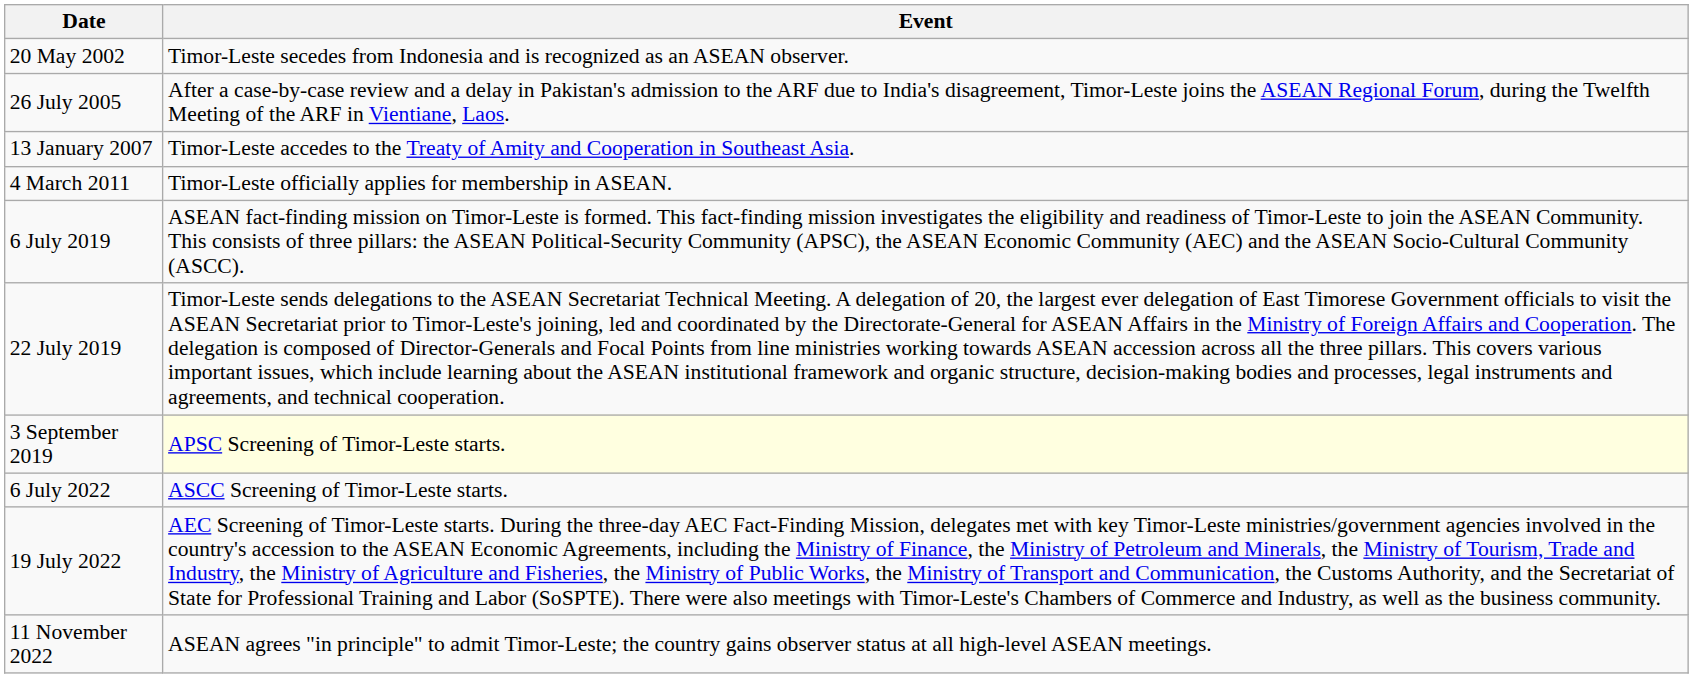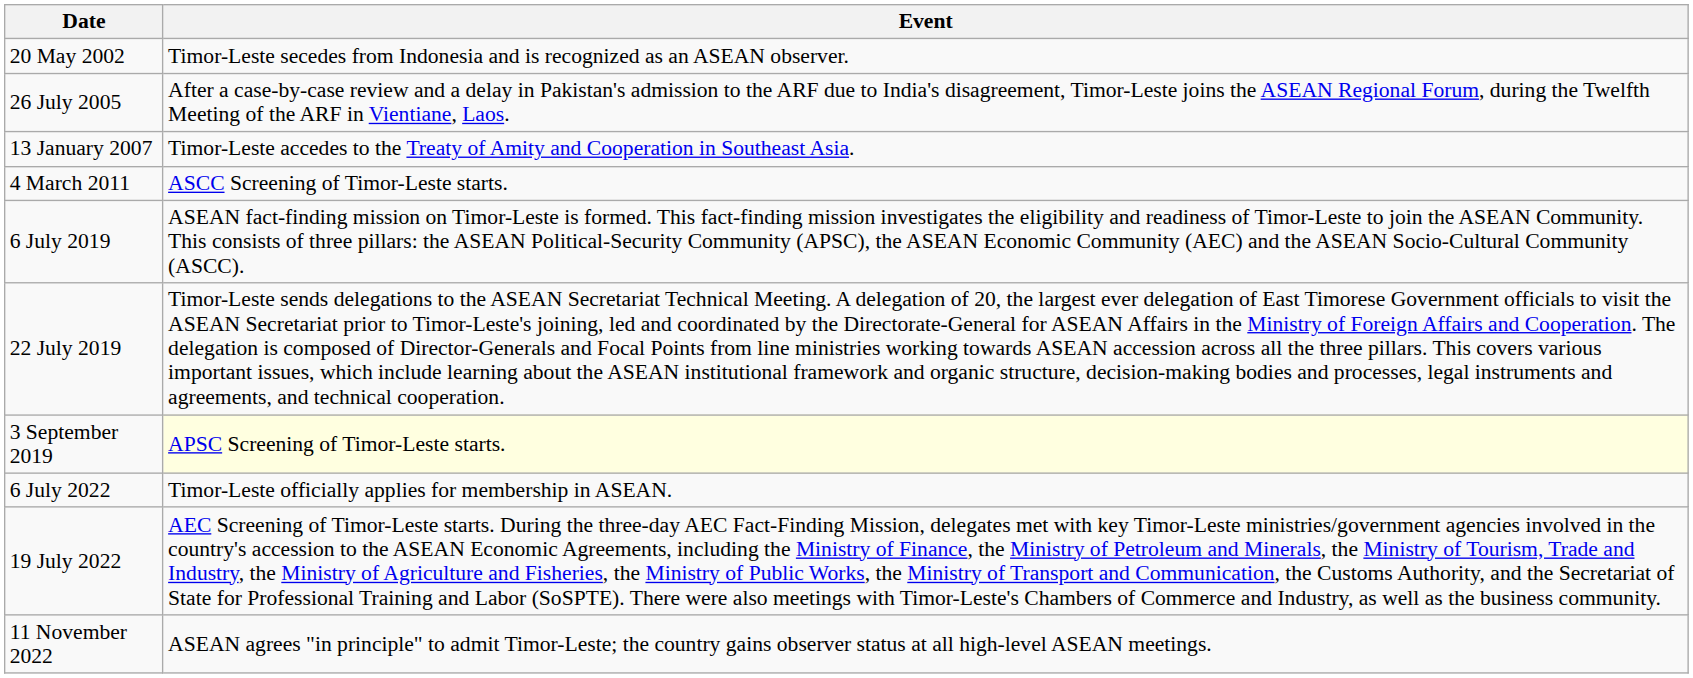(420, 182) Timor-Leste officially applies for membership in ASEAN. -> (338, 182) ASCC Screening of Timor-Leste starts.
(338, 490) ASCC Screening of Timor-Leste starts. -> (420, 490) Timor-Leste officially applies for membership in ASEAN.
